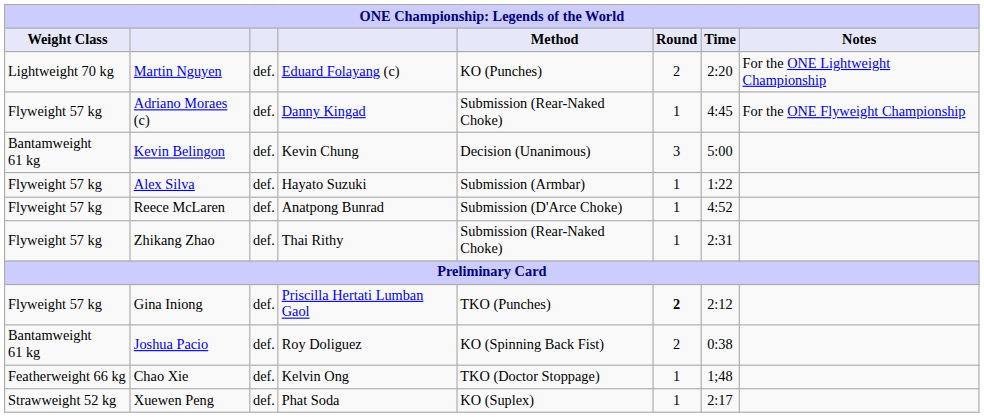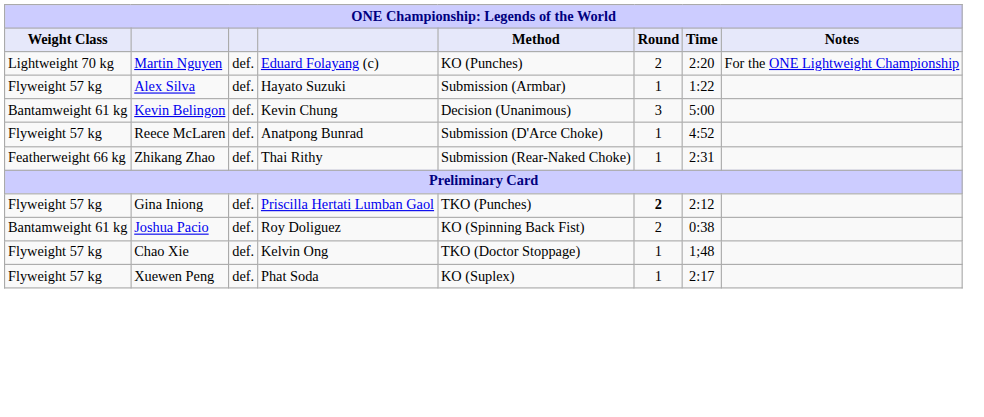- row: (181, 112)
rows swapped: (179, 152) <-> (164, 184)
(55, 240) Flyweight 57 kg -> (67, 157) Featherweight 66 kg
(67, 376) Featherweight 66 kg -> (55, 252) Flyweight 57 kg
(62, 400) Strawweight 52 kg -> (55, 275) Flyweight 57 kg
